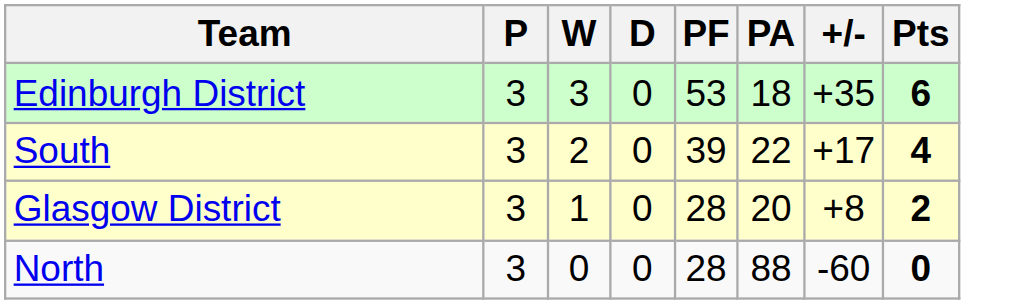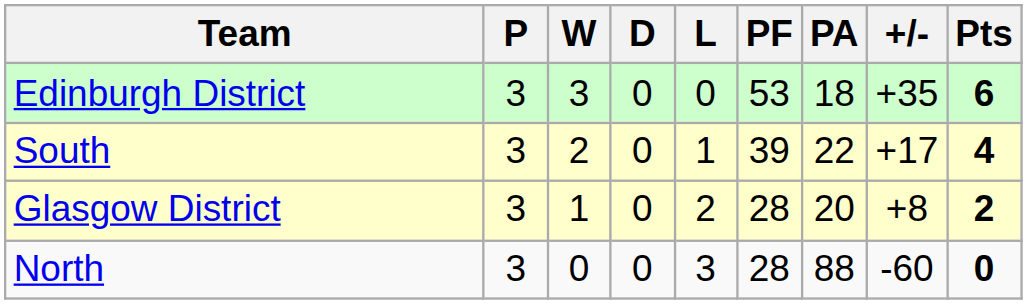+ column: (706, 33)
